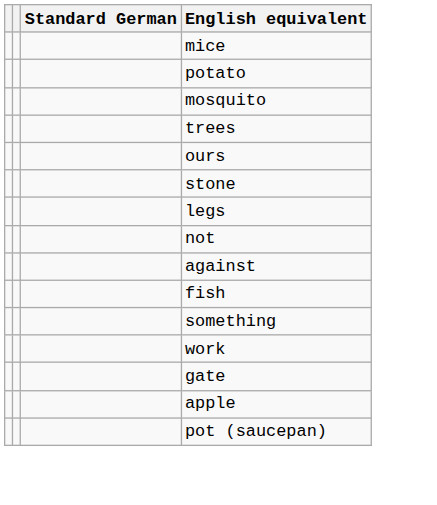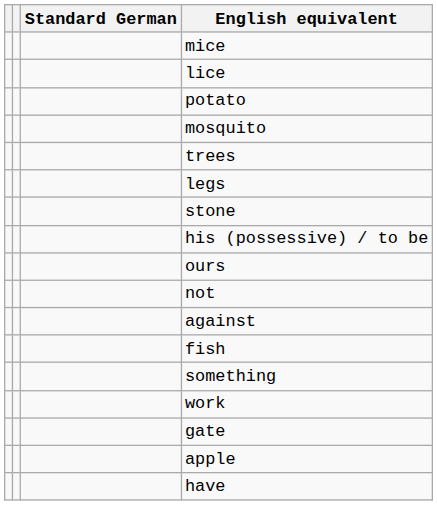+ row: (205, 74)
rows swapped: (205, 211) <-> (205, 156)
+ row: (307, 239)
+ row: (205, 487)
- row: (256, 432)
